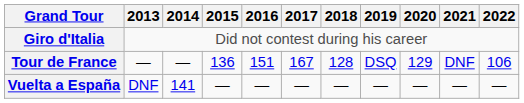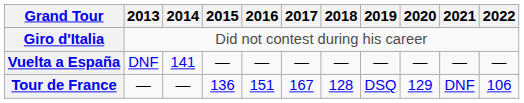rows swapped: (64, 62) <-> (64, 86)
